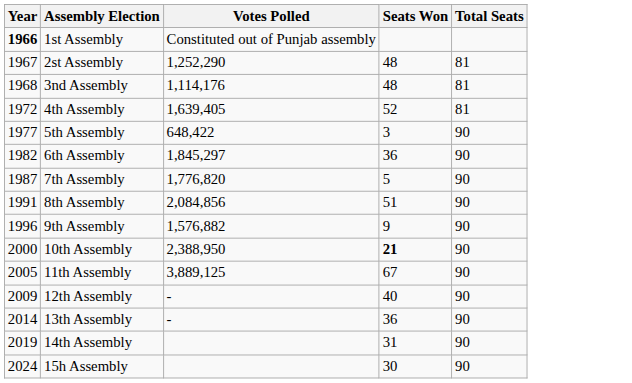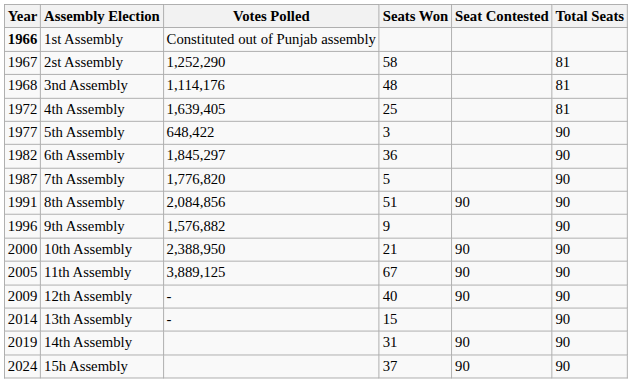+ column: (502, 16)
(390, 62) 48 -> (390, 62) 58
(390, 109) 52 -> (390, 109) 25
(390, 249) bold -> (390, 249) normal
(390, 319) 36 -> (390, 319) 15
(390, 366) 30 -> (390, 366) 37
